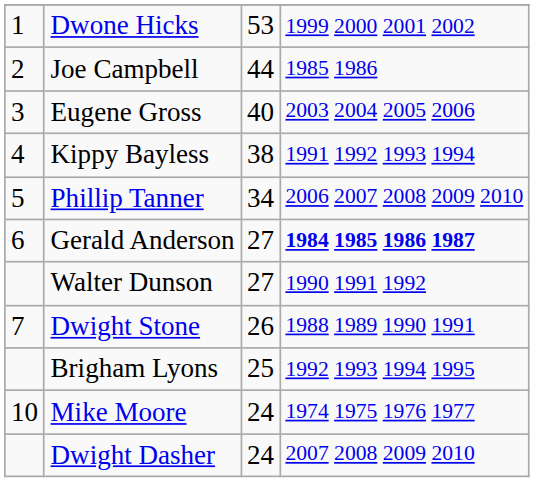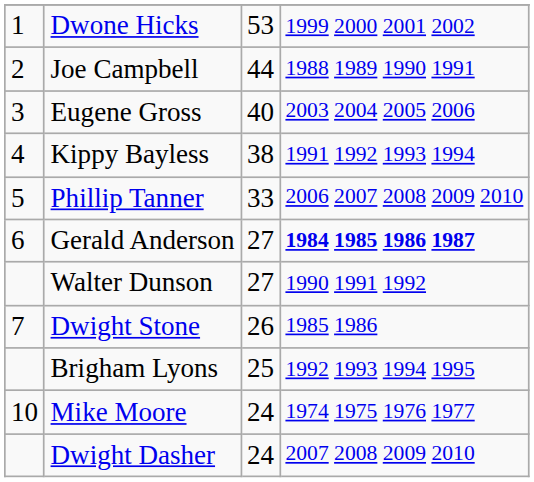(331, 68) 1985 1986 -> (380, 68) 1988 1989 1990 1991
(261, 197) 34 -> (261, 197) 33
(380, 326) 1988 1989 1990 1991 -> (331, 326) 1985 1986
